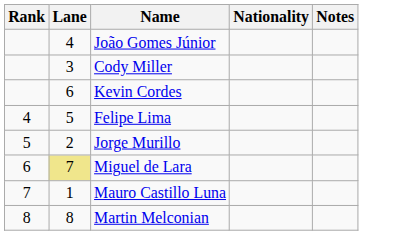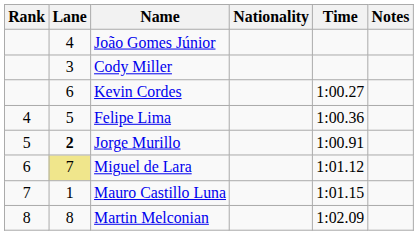+ column: (340, 17)
(70, 142) normal -> (70, 142) bold
